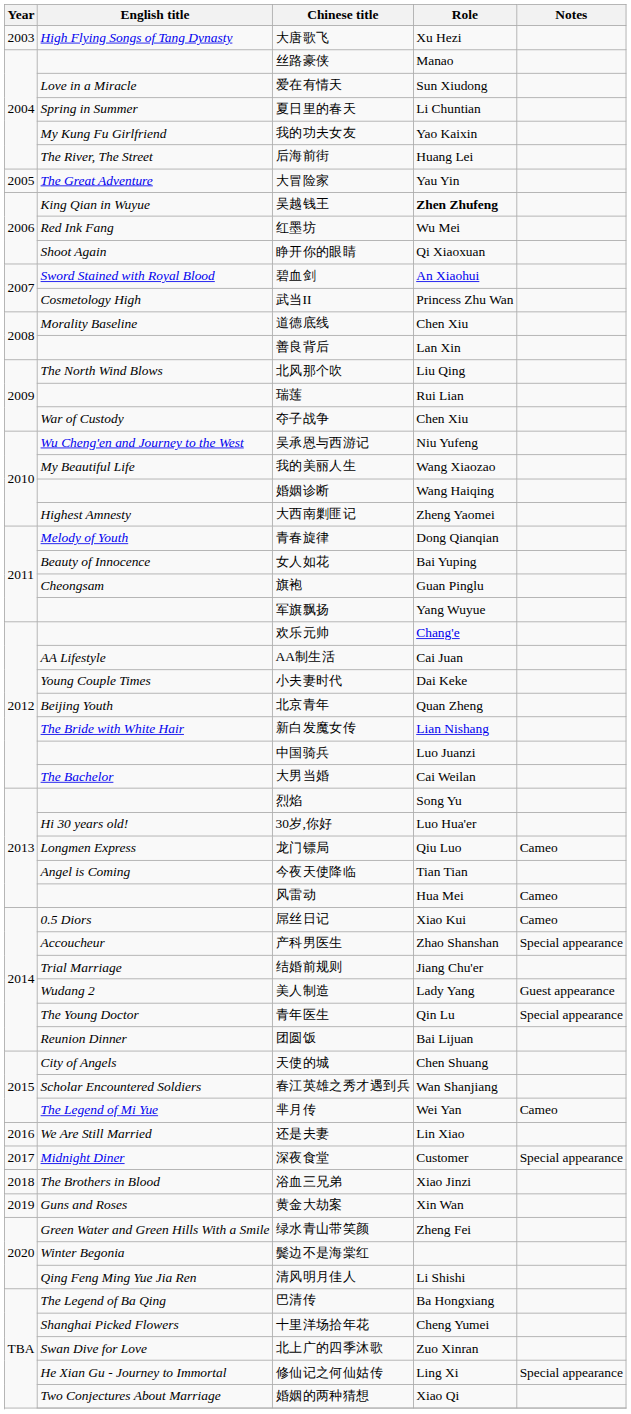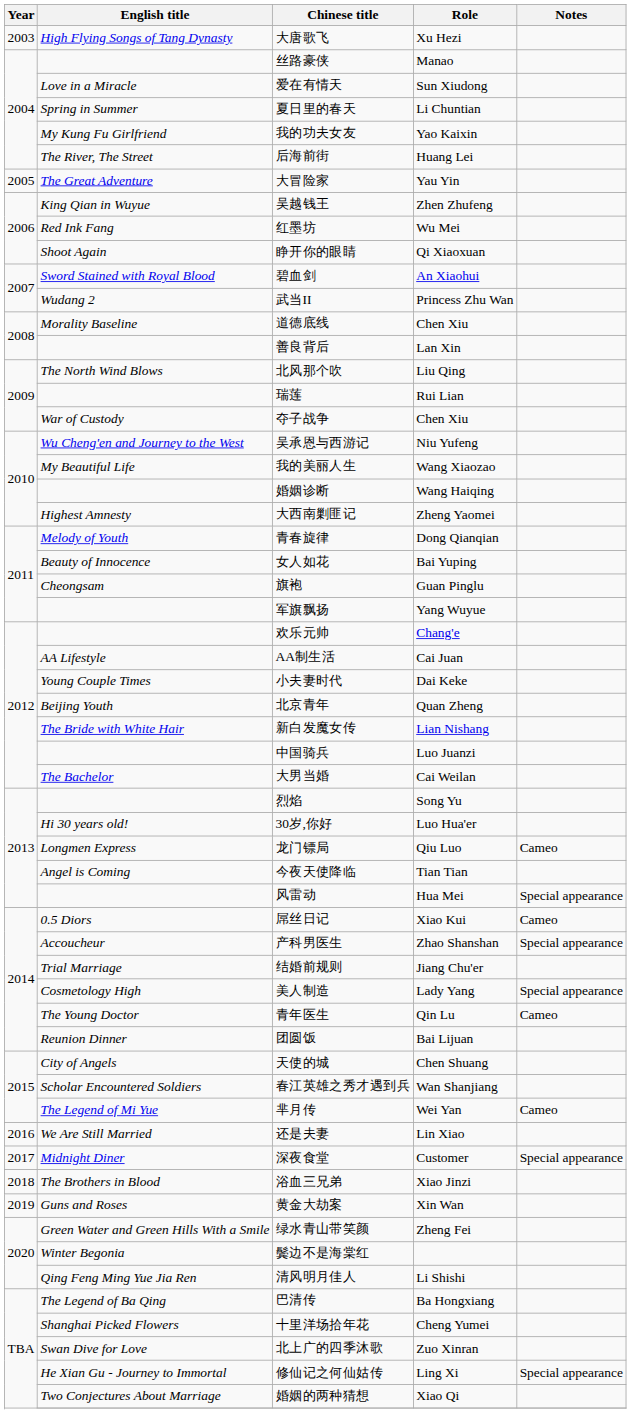(457, 204) bold -> (454, 204) normal
(91, 299) Cosmetology High -> (68, 299) Wudang 2
(539, 895) Cameo -> (571, 895) Special appearance
(68, 991) Wudang 2 -> (91, 991) Cosmetology High
(567, 991) Guest appearance -> (571, 991) Special appearance
(571, 1014) Special appearance -> (539, 1014) Cameo
